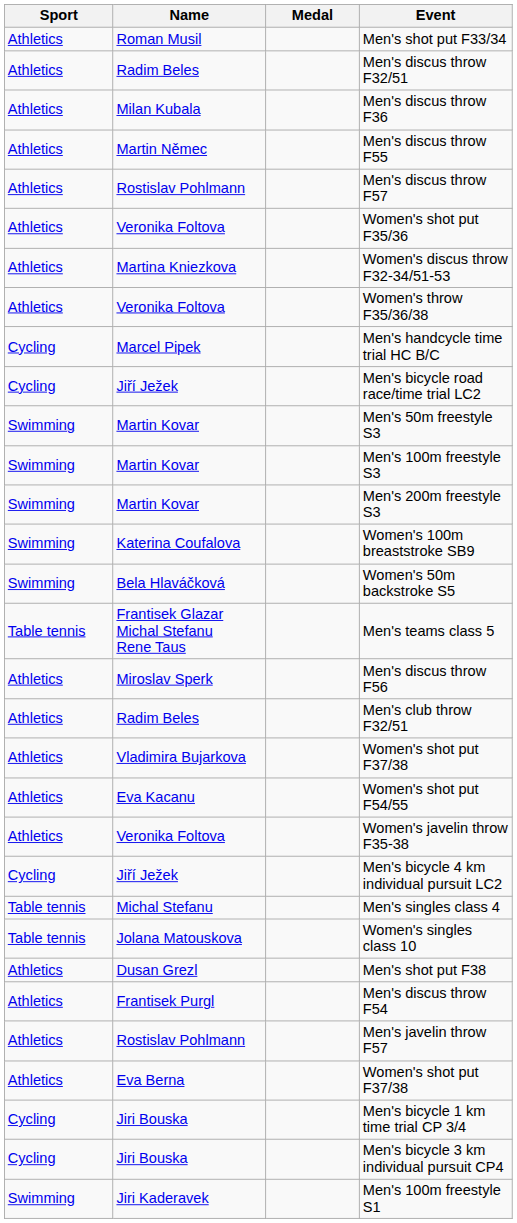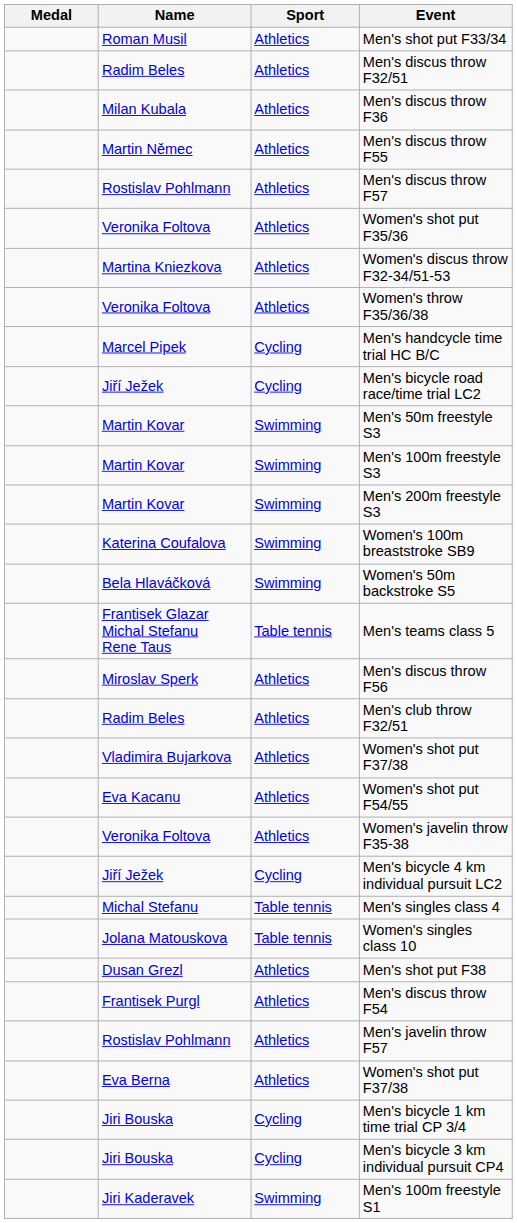columns swapped: (312, 16) <-> (59, 16)
